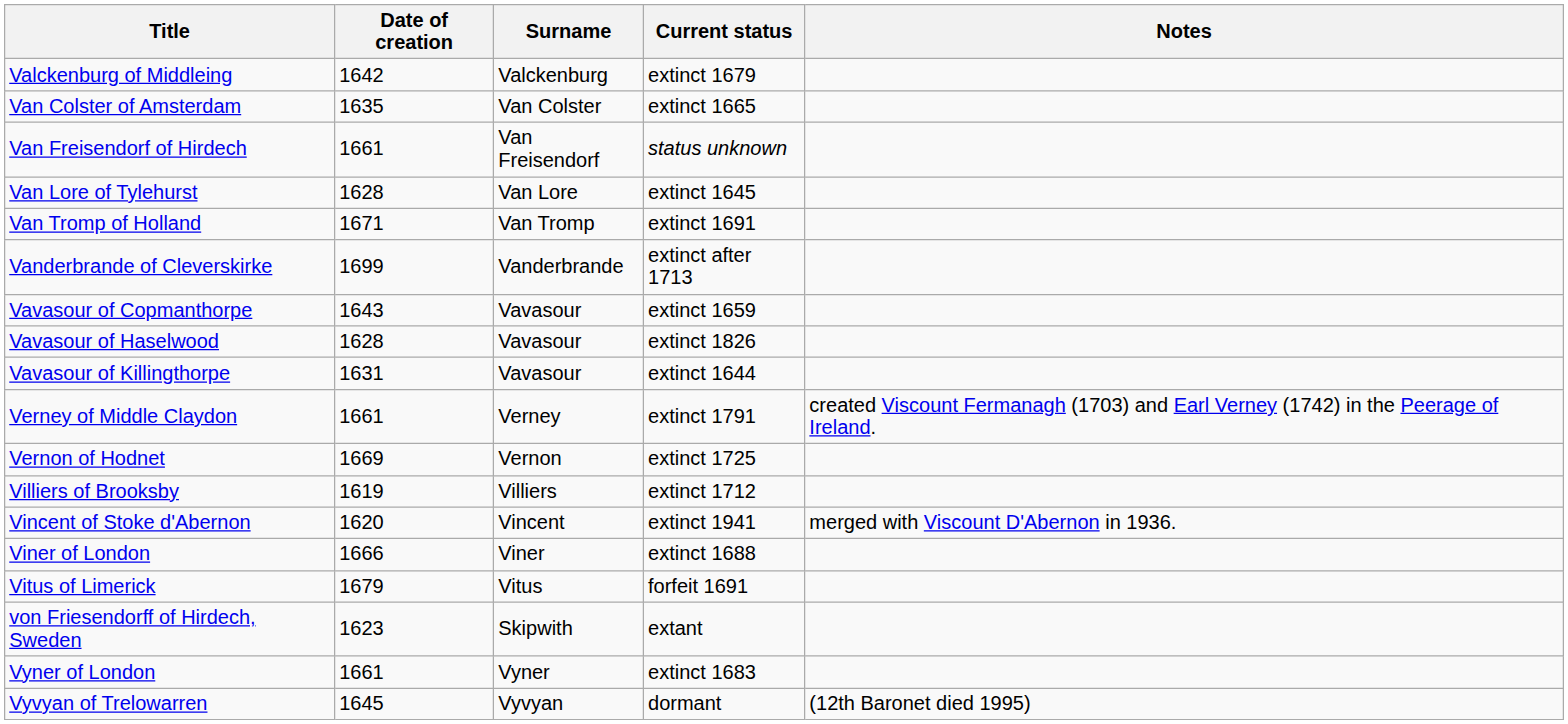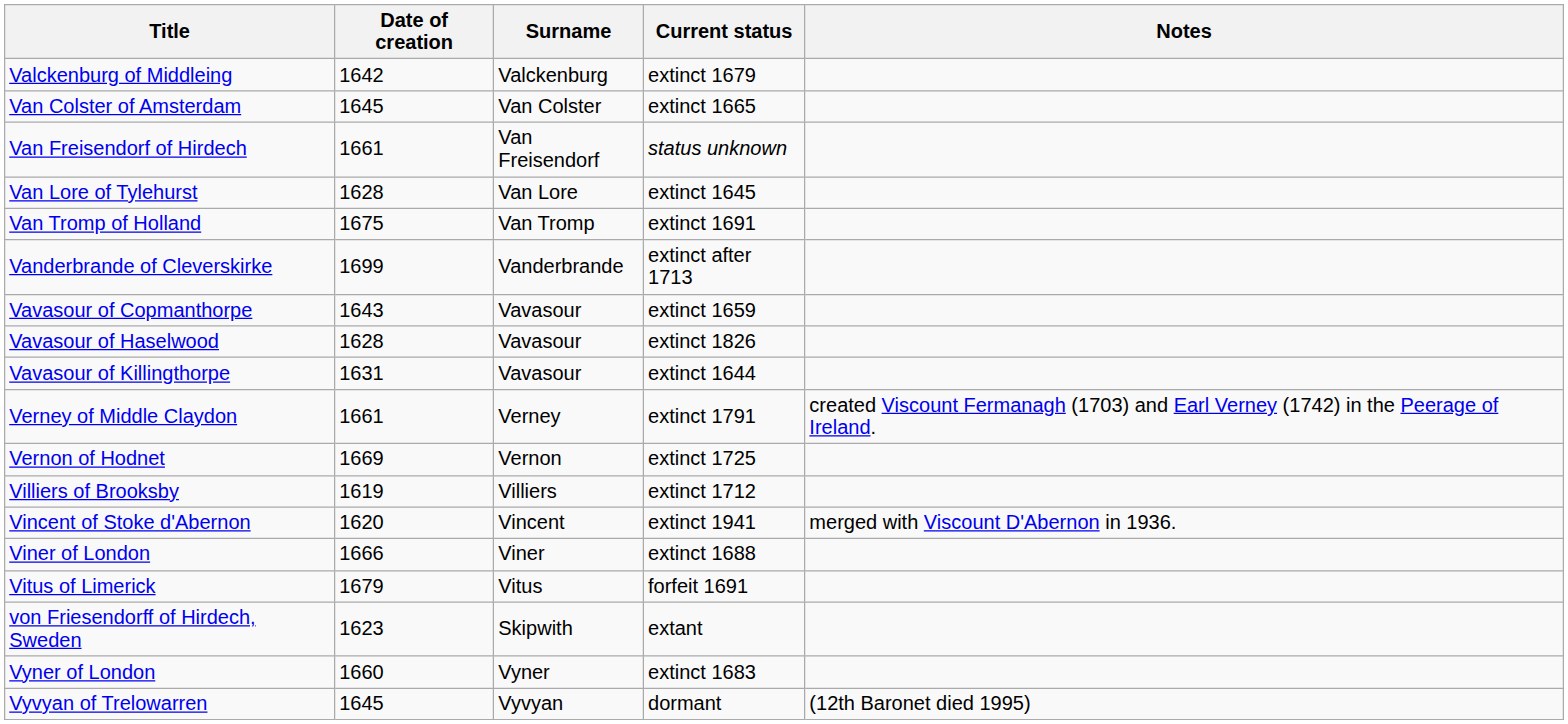(361, 106) 1635 -> (361, 106) 1645
(361, 223) 1671 -> (361, 223) 1675
(361, 672) 1661 -> (361, 672) 1660
